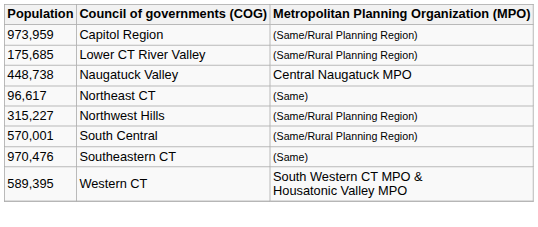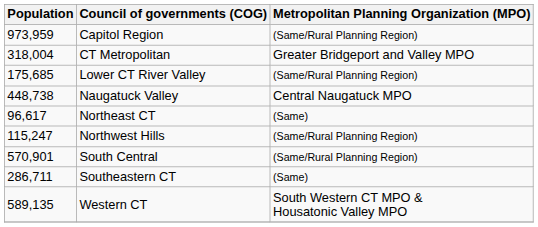+ row: (125, 55)
(30, 116) 315,227 -> (30, 136) 115,247
(30, 136) 570,001 -> (30, 156) 570,901
(30, 156) 970,476 -> (30, 177) 286,711
(30, 184) 589,395 -> (30, 204) 589,135
